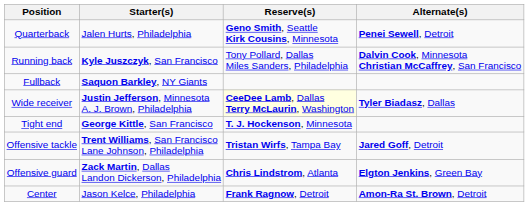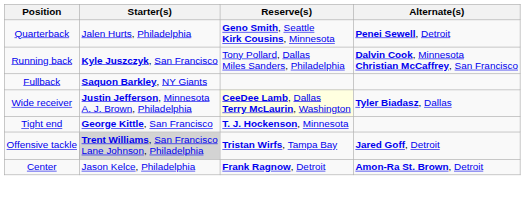(150, 145) no background -> (150, 145) lightgrey background
- row: (42, 172)
